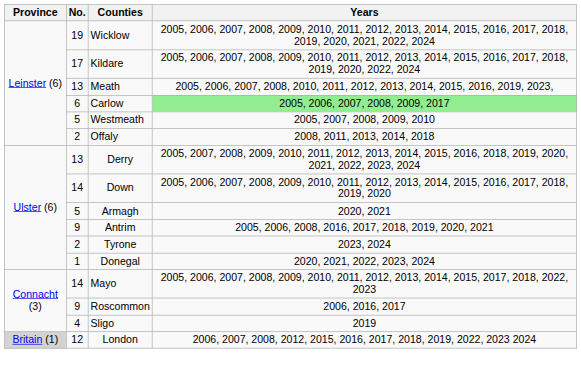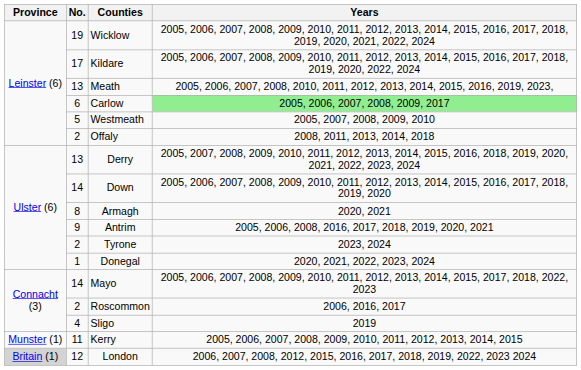(77, 211) 5 -> (77, 211) 8
(77, 306) 9 -> (77, 306) 2
+ row: (103, 340)
